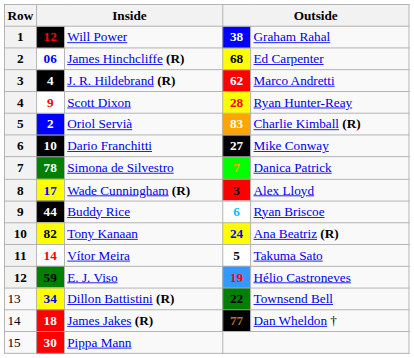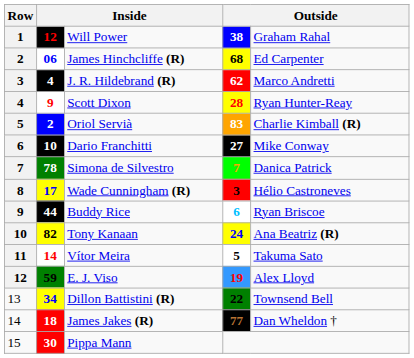(284, 190) Alex Lloyd -> (302, 190) Hélio Castroneves
(302, 277) Hélio Castroneves -> (284, 277) Alex Lloyd
